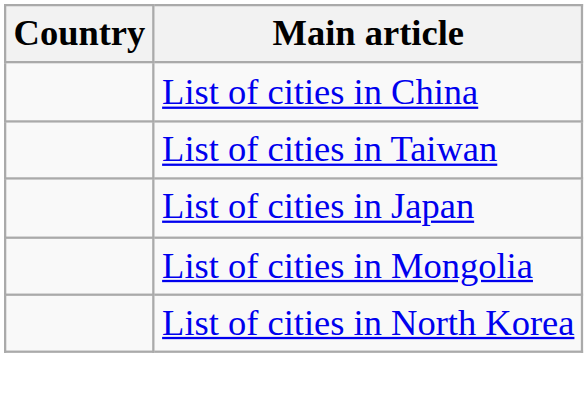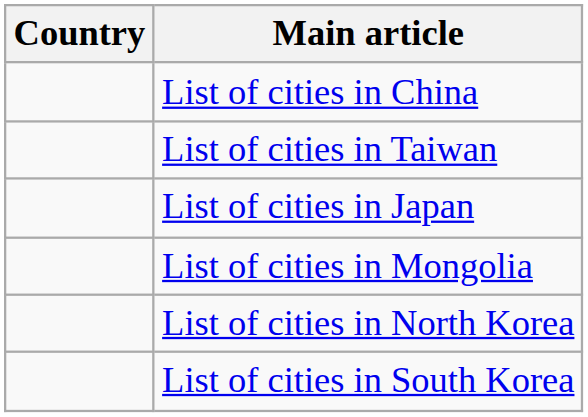+ row: (368, 380)
